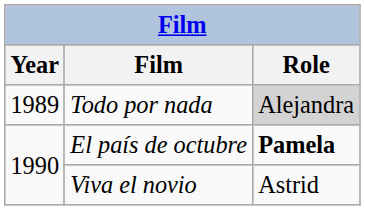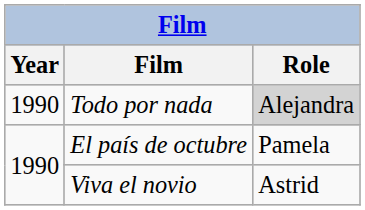(35, 104) 1989 -> (35, 104) 1990
(297, 145) bold -> (294, 145) normal
